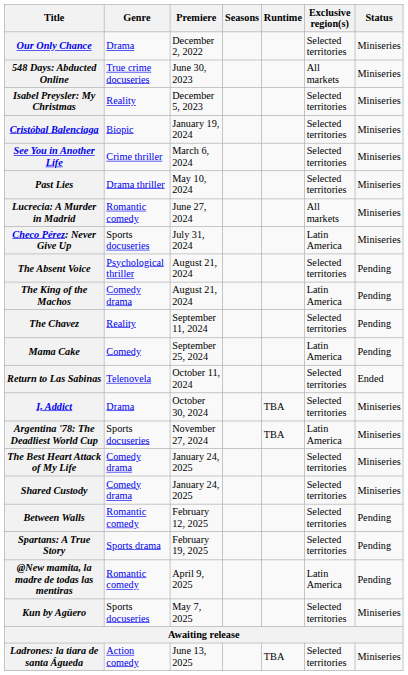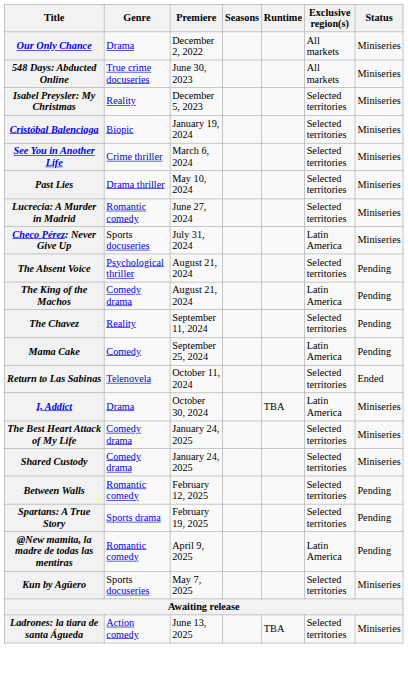(327, 46) Selected territories -> (323, 46) All markets
(323, 212) All markets -> (327, 212) Selected territories
(327, 407) Selected territories -> (324, 407) Latin America
- row: (54, 434)
